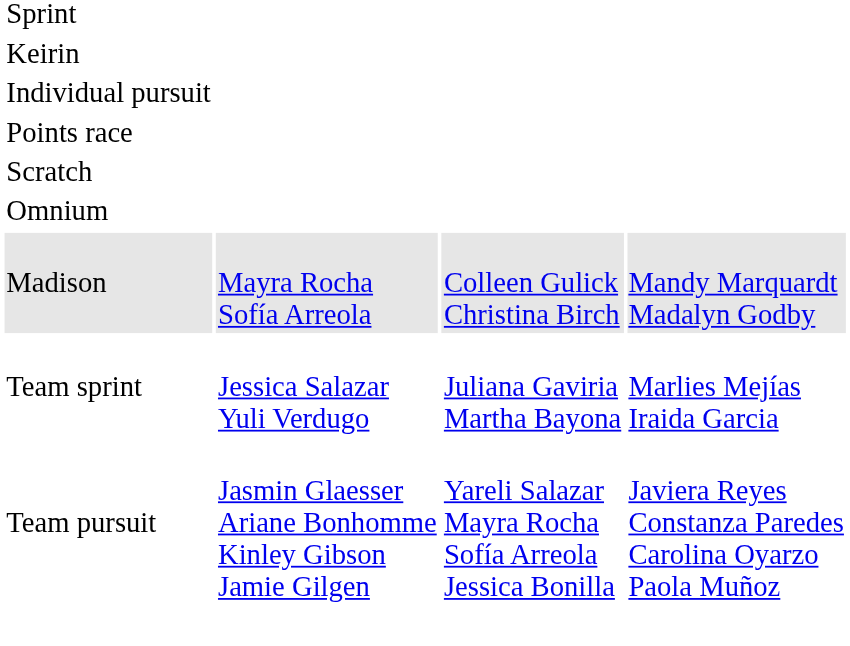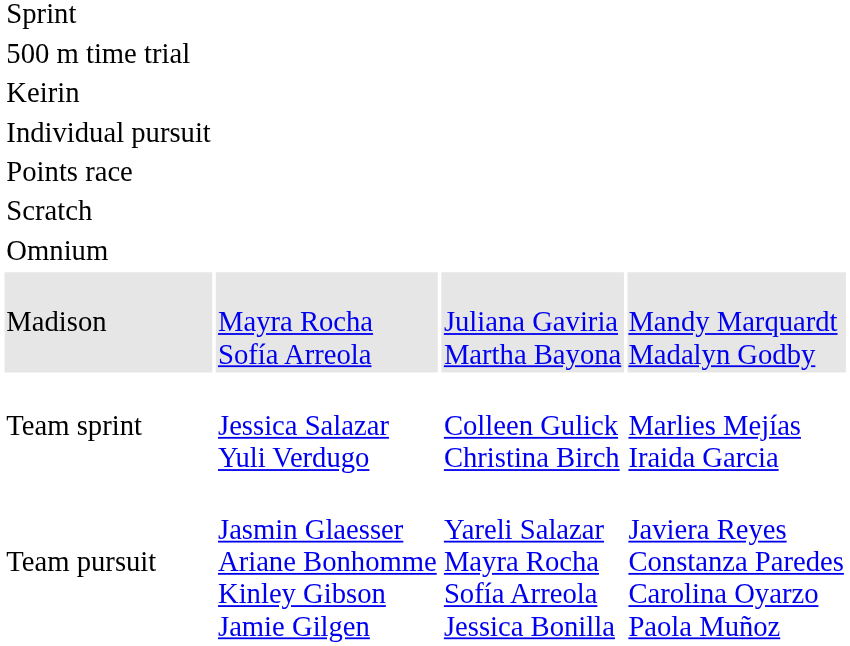+ row: (98, 53)
(532, 298) Colleen Gulick Christina Birch -> (533, 338) Juliana Gaviria Martha Bayona
(533, 402) Juliana Gaviria Martha Bayona -> (532, 441) Colleen Gulick Christina Birch
